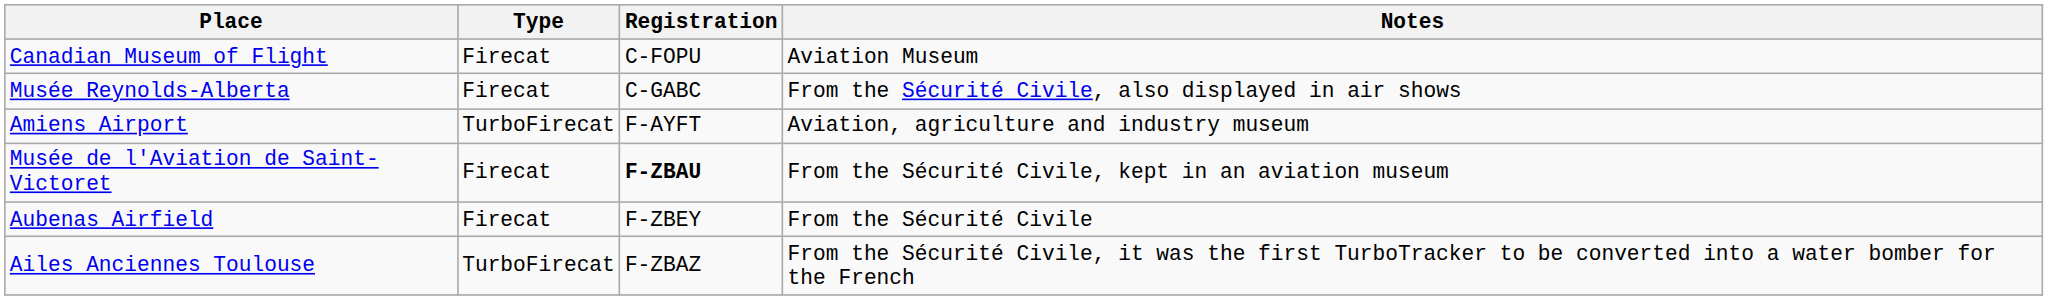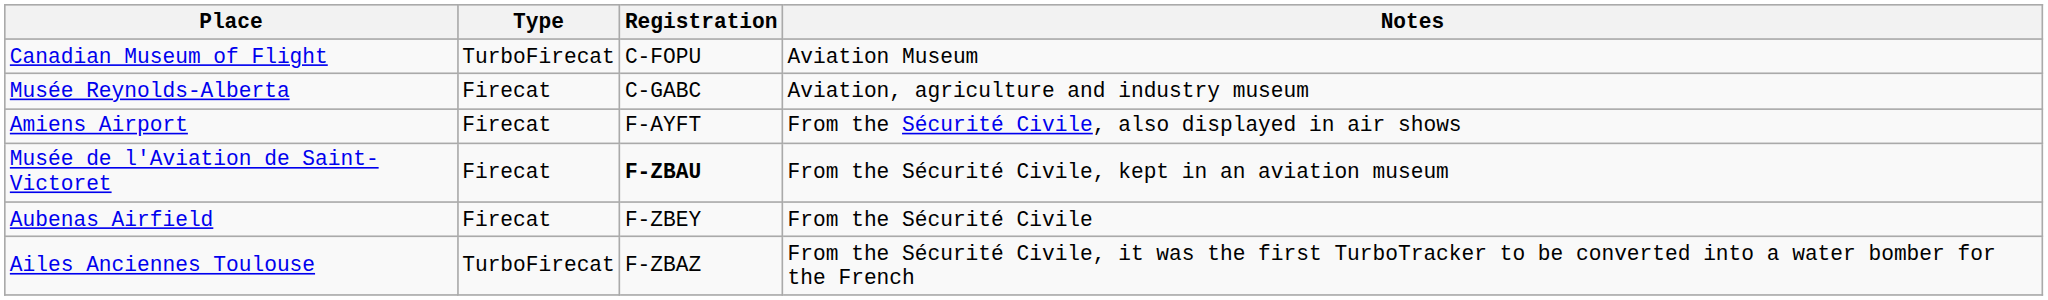(507, 57) Firecat -> (539, 57) TurboFirecat
(1125, 91) From the Sécurité Civile, also displayed in air shows -> (1048, 91) Aviation, agriculture and industry museum
(539, 126) TurboFirecat -> (507, 126) Firecat
(1048, 126) Aviation, agriculture and industry museum -> (1125, 126) From the Sécurité Civile, also displayed in air shows
